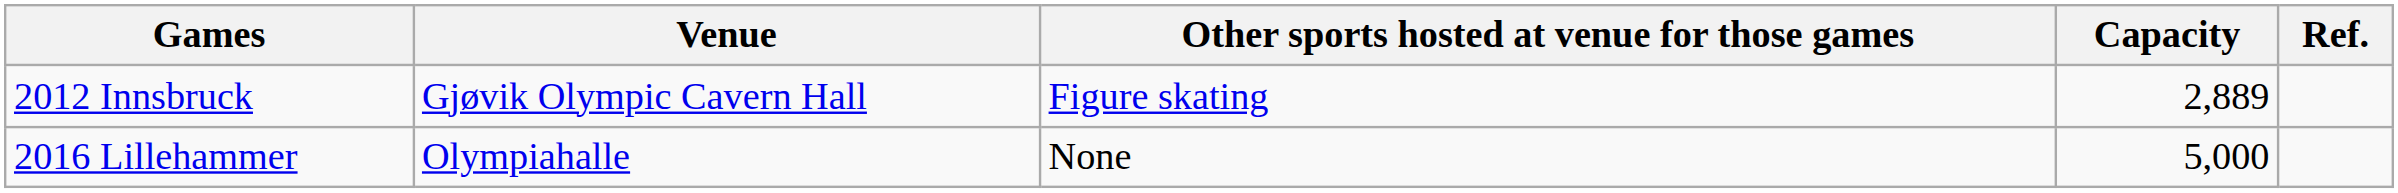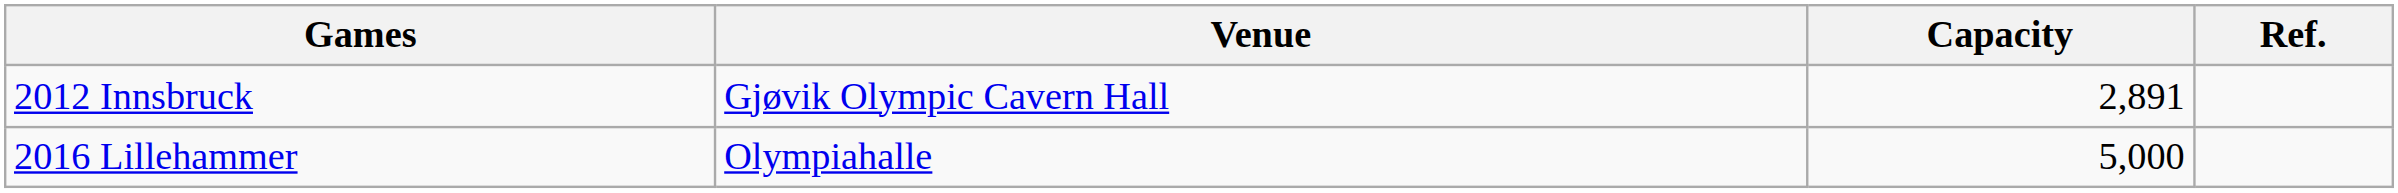- column: (1548, 34)
(2226, 95) 2,889 -> (2142, 95) 2,891
